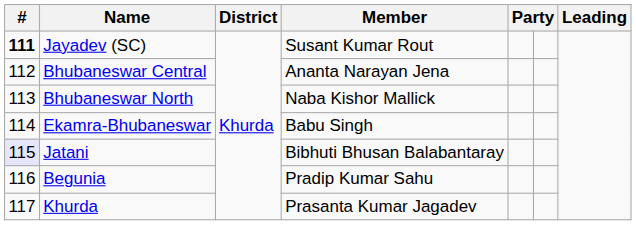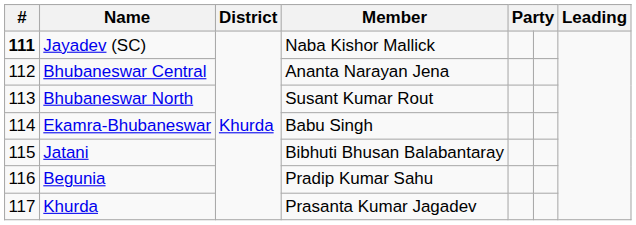(359, 44) Susant Kumar Rout -> (360, 44) Naba Kishor Mallick
(360, 98) Naba Kishor Mallick -> (359, 98) Susant Kumar Rout
(22, 152) lavender background -> (22, 152) no background
